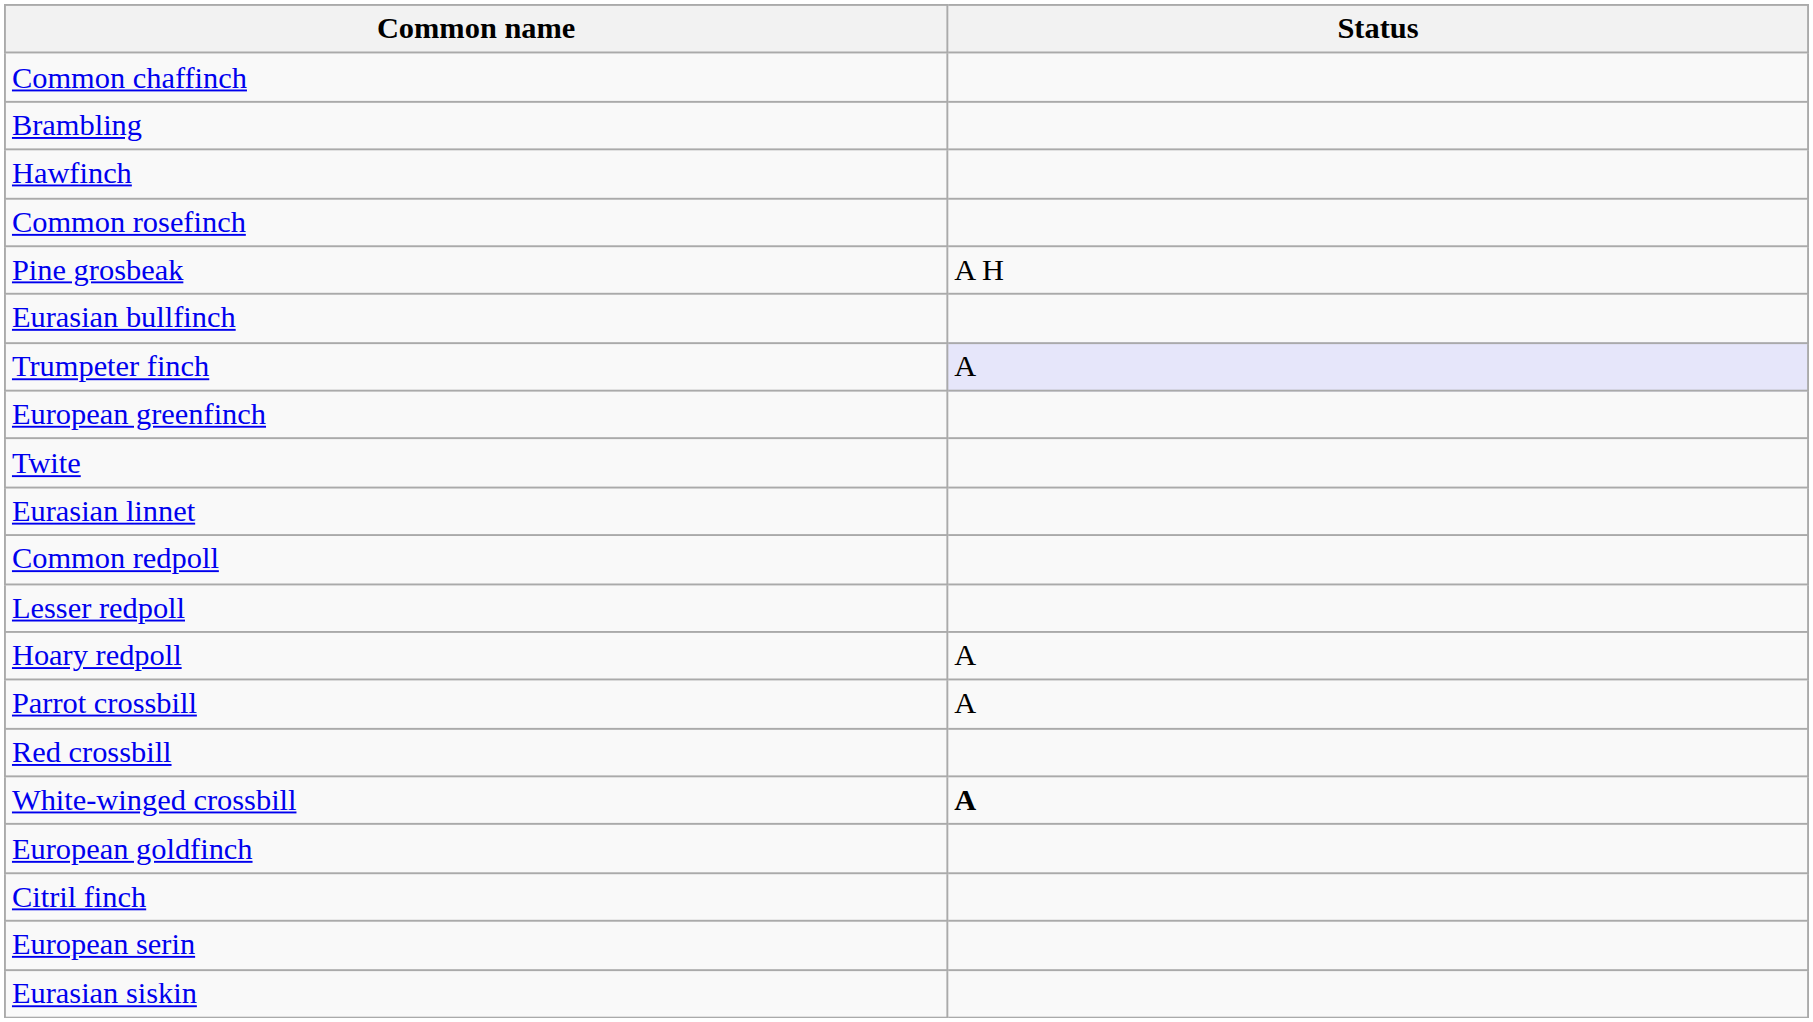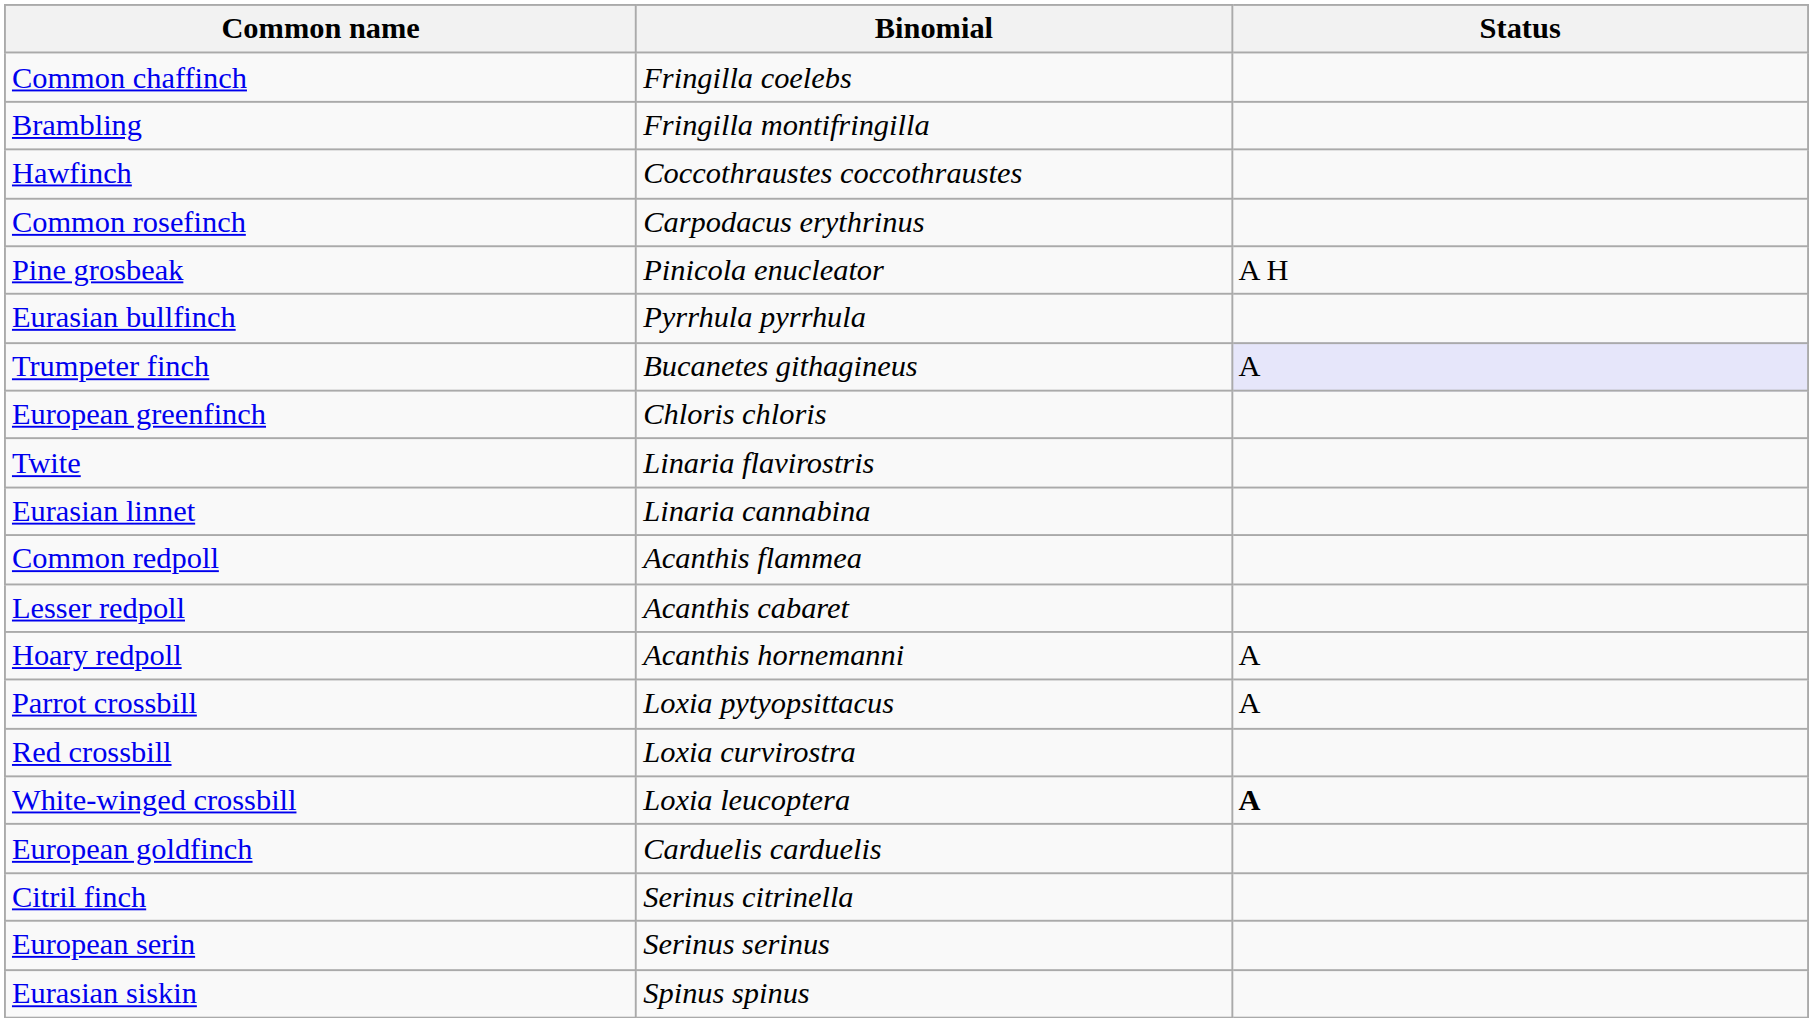+ column: (934, 28)
